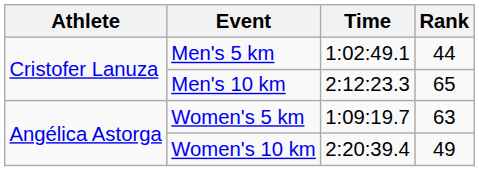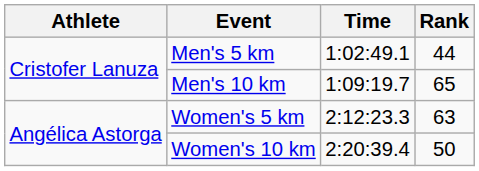(368, 85) 2:12:23.3 -> (368, 85) 1:09:19.7
(368, 117) 1:09:19.7 -> (368, 117) 2:12:23.3
(444, 149) 49 -> (444, 149) 50
